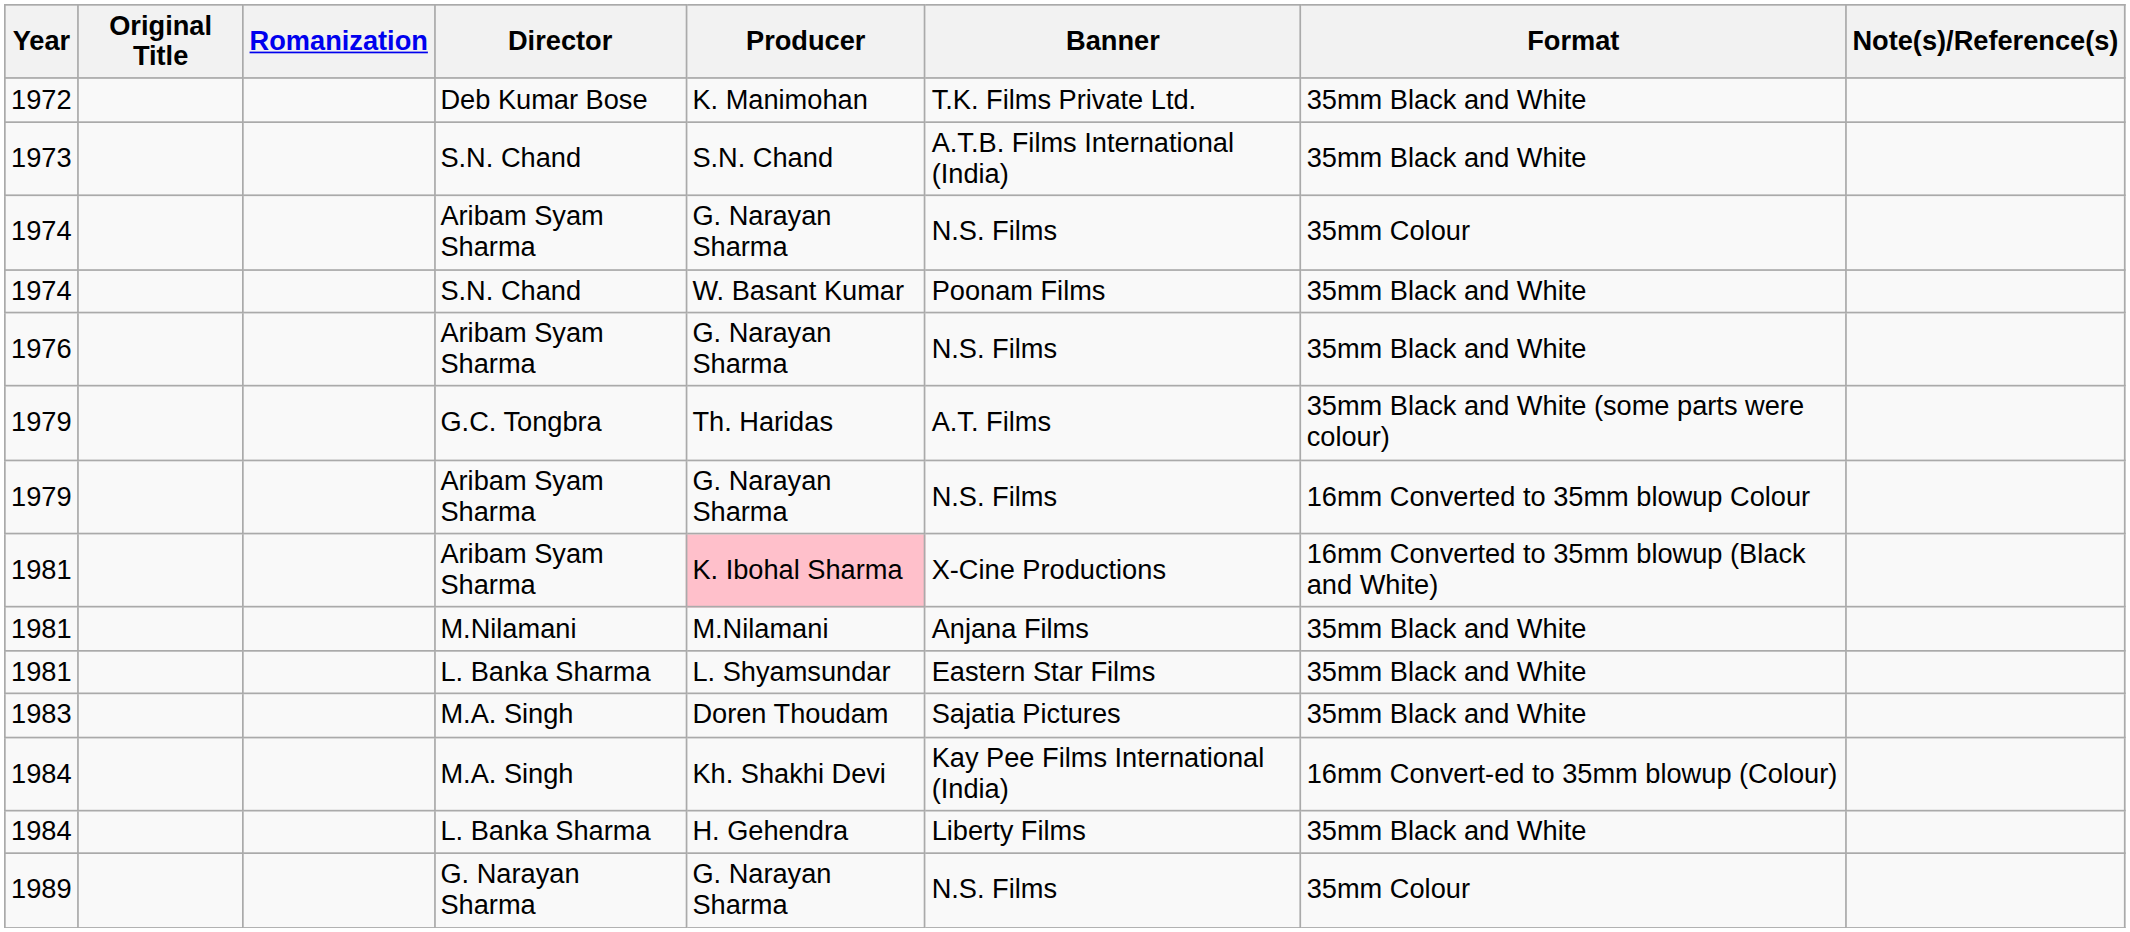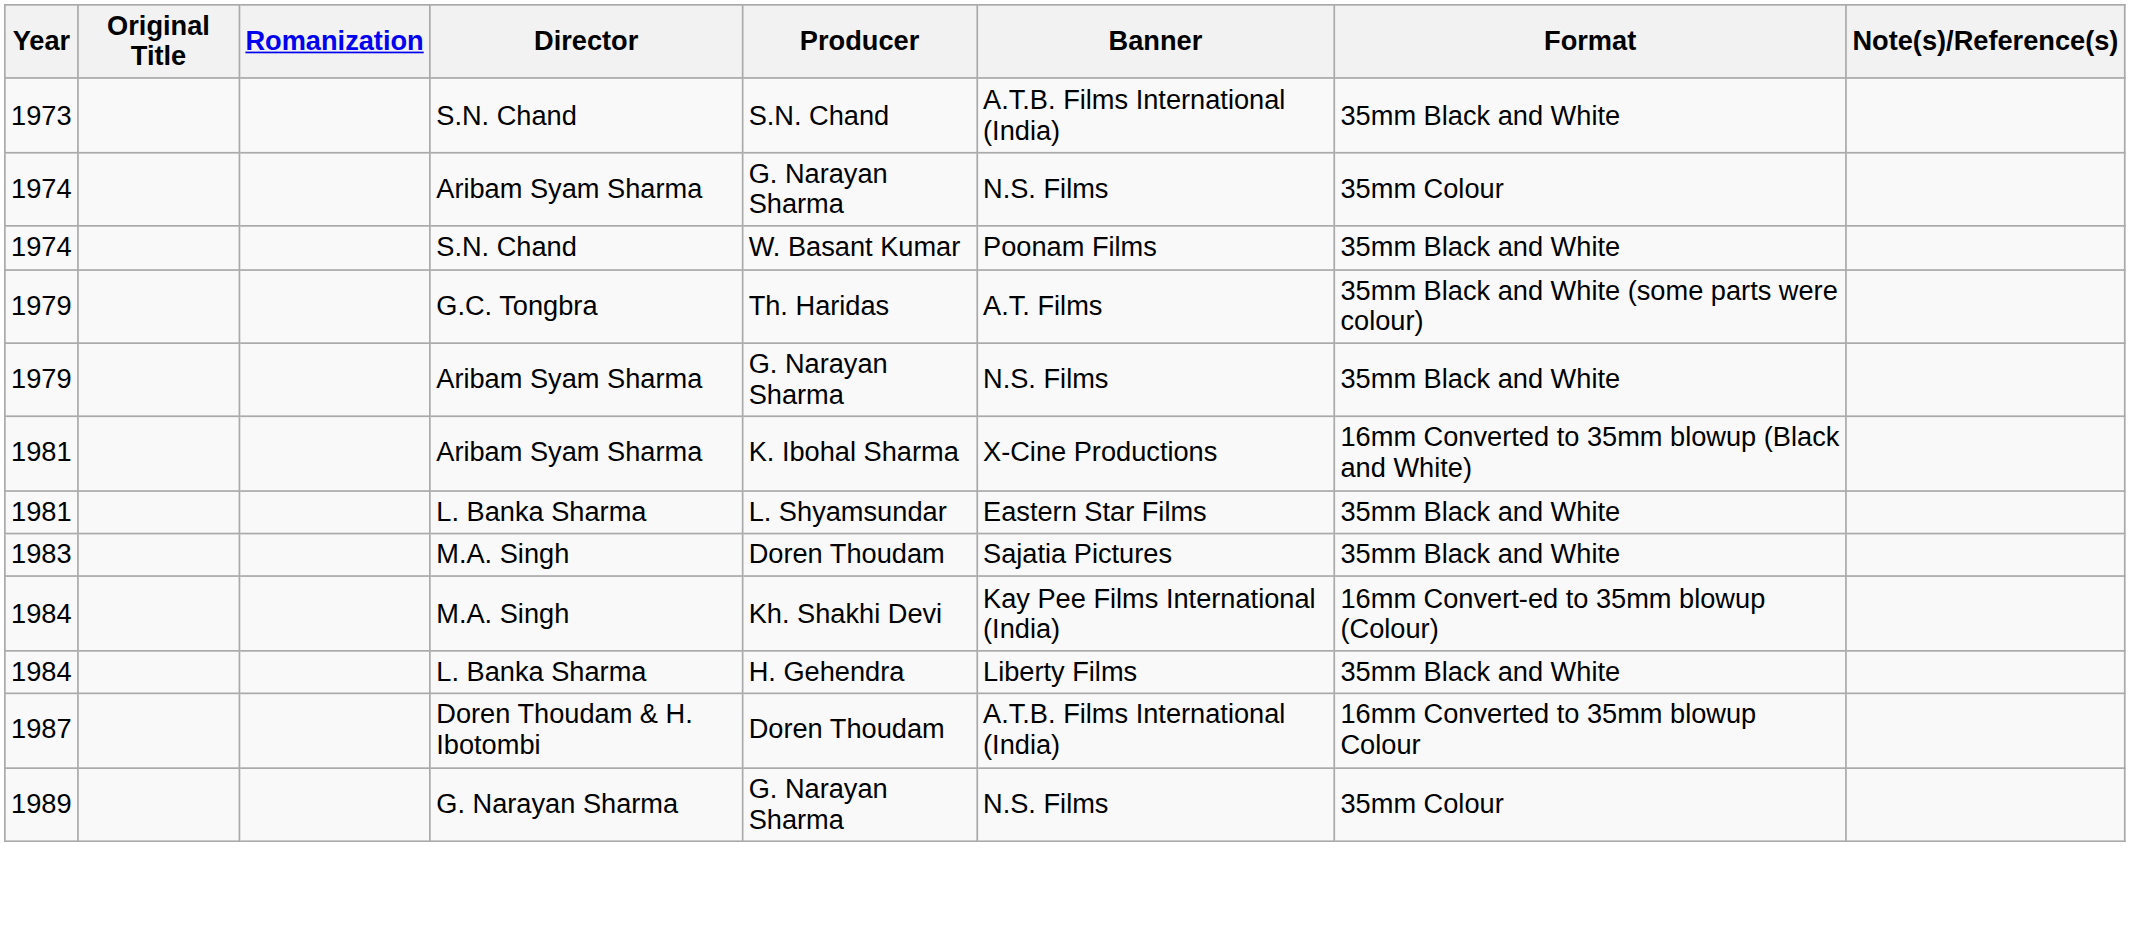- row: (41, 99)
- row: (41, 348)
(1558, 496) 16mm Converted to 35mm blowup Colour -> (1480, 379) 35mm Black and White
(797, 570) pink background -> (854, 453) no background
- row: (41, 628)
+ row: (41, 730)
